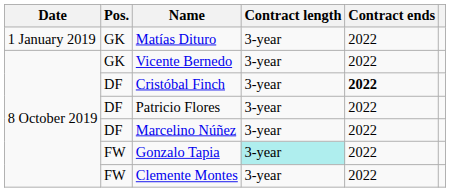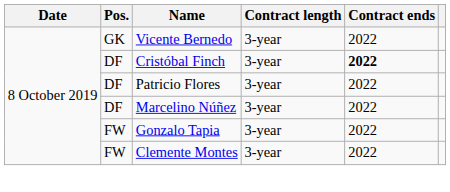- row: (176, 38)
(263, 152) paleturquoise background -> (263, 130) no background
